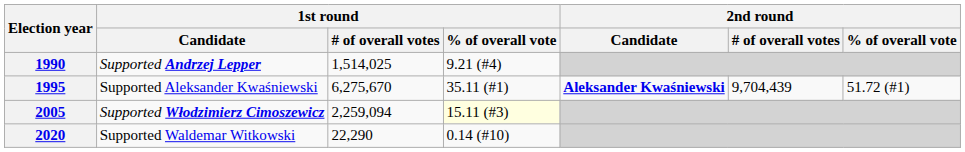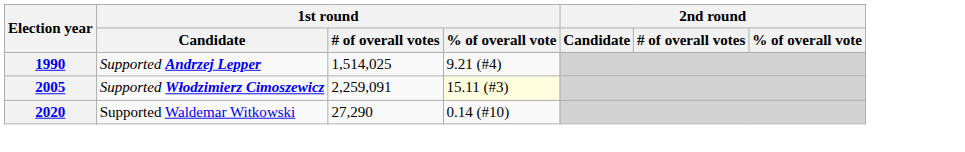- row: (50, 87)
(361, 111) 2,259,094 -> (361, 87) 2,259,091
(352, 135) 22,290 -> (352, 111) 27,290
